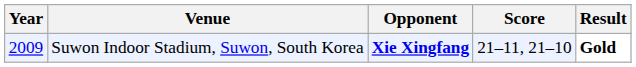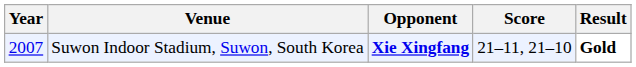(26, 47) 2009 -> (26, 47) 2007
